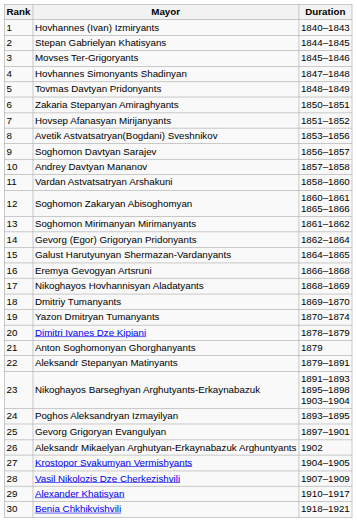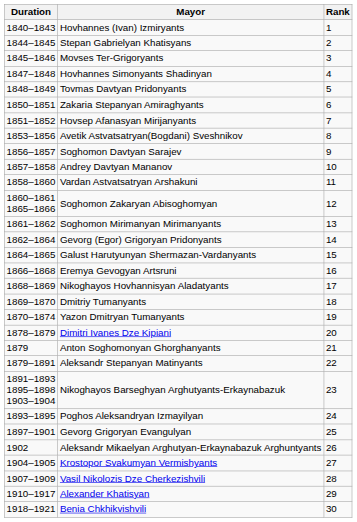columns swapped: (18, 12) <-> (325, 12)
